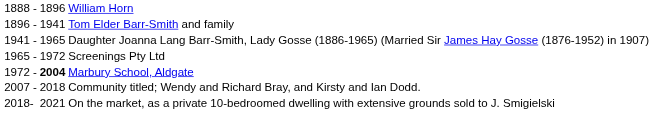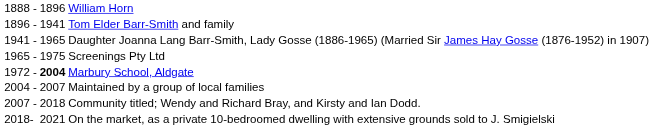(53, 56) 1972 -> (53, 56) 1975
+ row: (166, 87)
